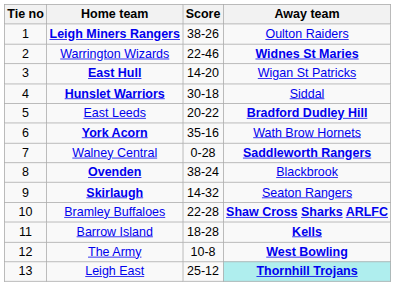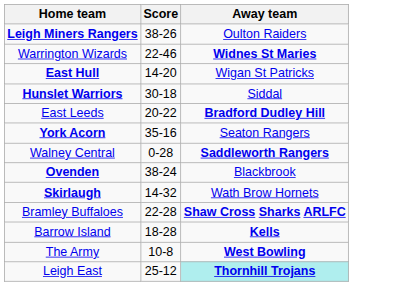- column: (26, 14)
(307, 133) Wath Brow Hornets -> (265, 133) Seaton Rangers
(307, 192) Seaton Rangers -> (265, 192) Wath Brow Hornets
